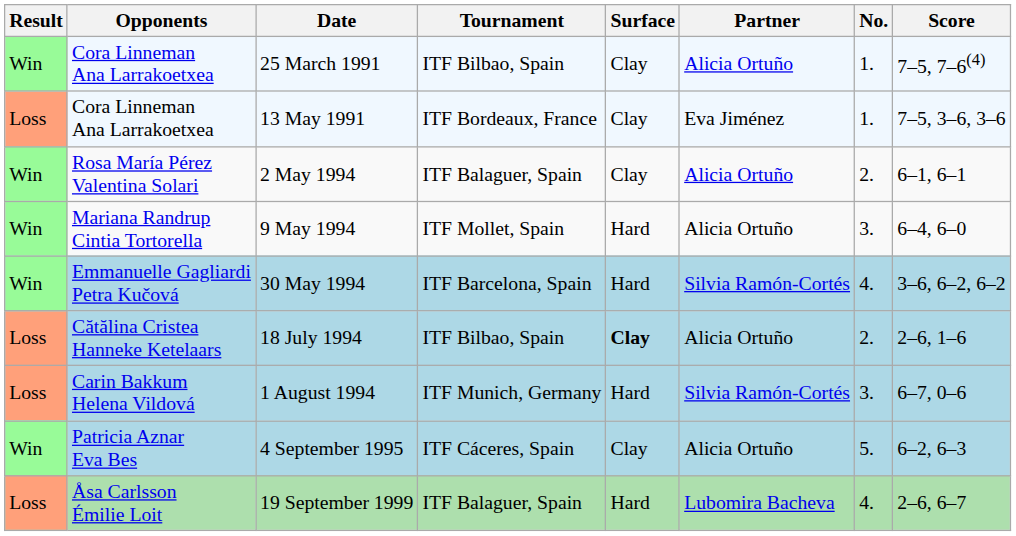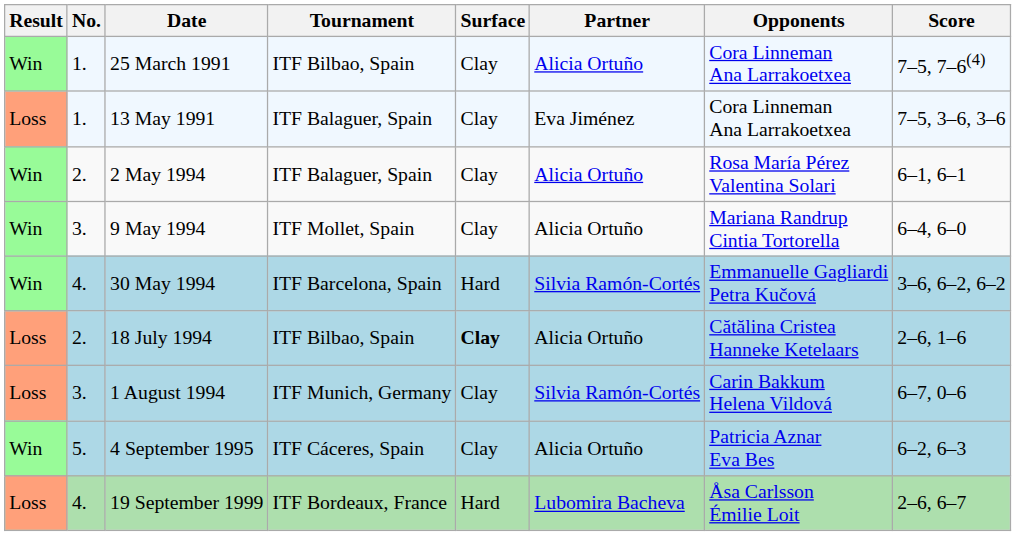columns swapped: (874, 20) <-> (161, 20)
(510, 118) ITF Bordeaux, France -> (352, 118) ITF Balaguer, Spain
(630, 227) Hard -> (479, 227) Clay
(630, 392) Hard -> (479, 392) Clay
(502, 502) ITF Balaguer, Spain -> (360, 502) ITF Bordeaux, France
